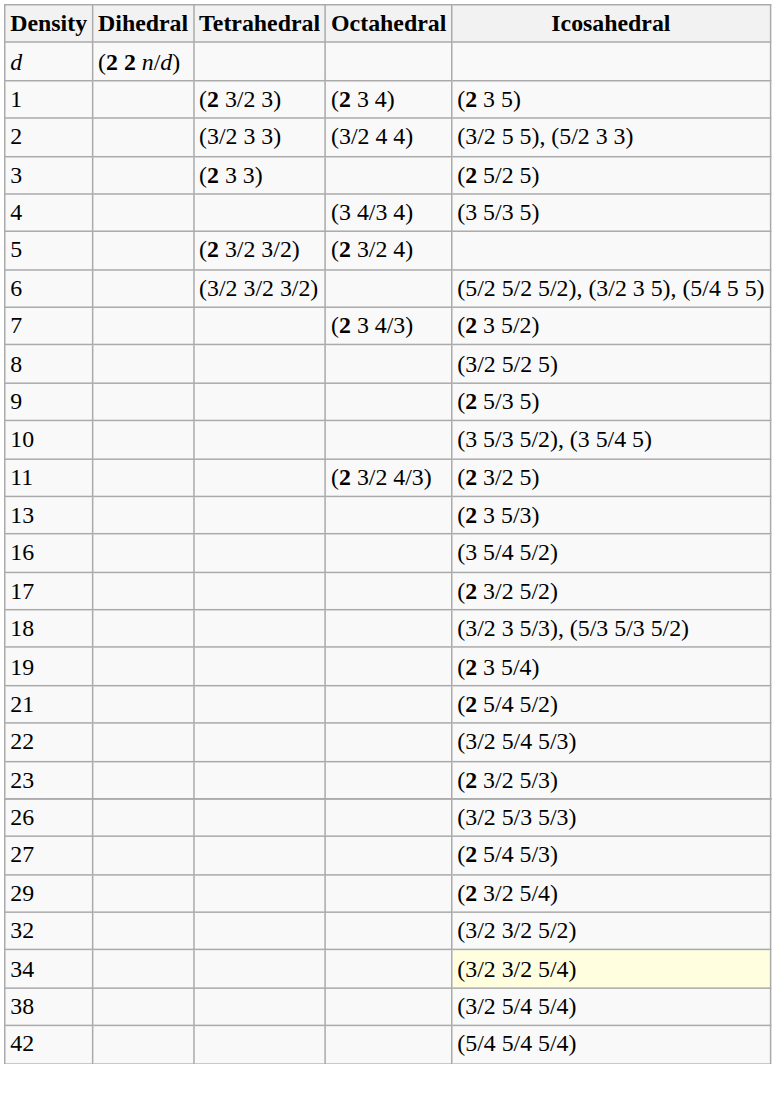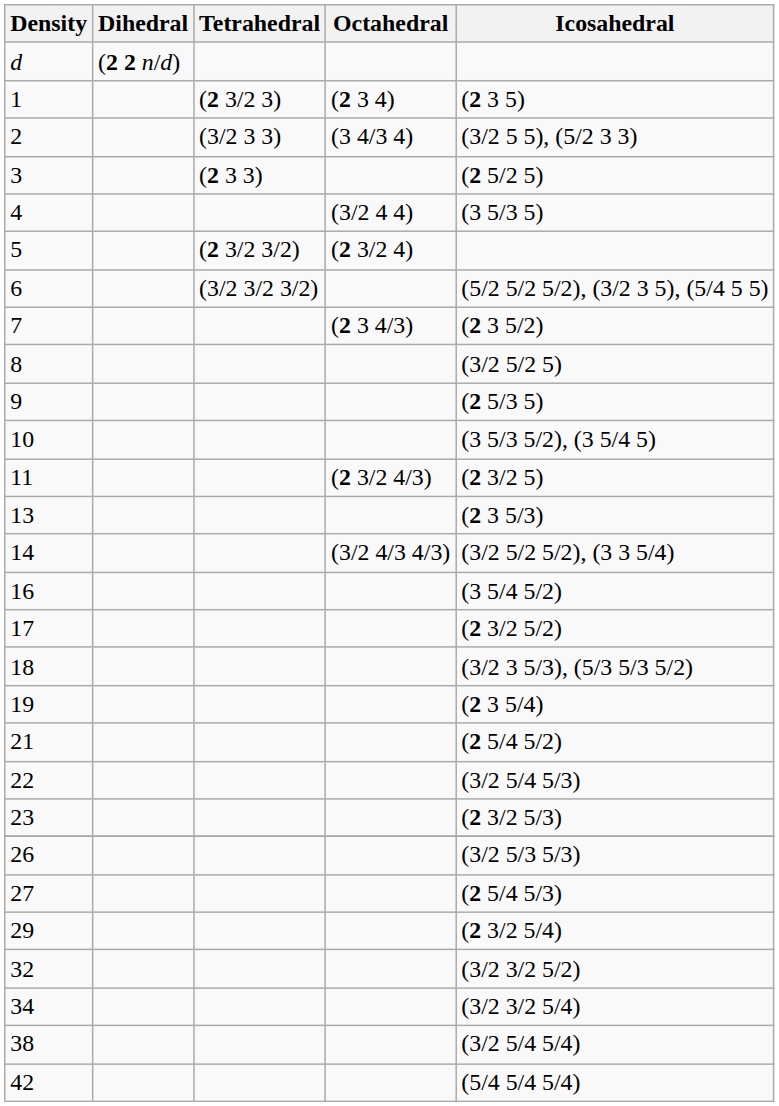(372, 136) (3/2 4 4) -> (372, 136) (3 4/3 4)
(372, 212) (3 4/3 4) -> (372, 212) (3/2 4 4)
+ row: (22, 552)
(517, 968) lightyellow background -> (521, 1006) no background
